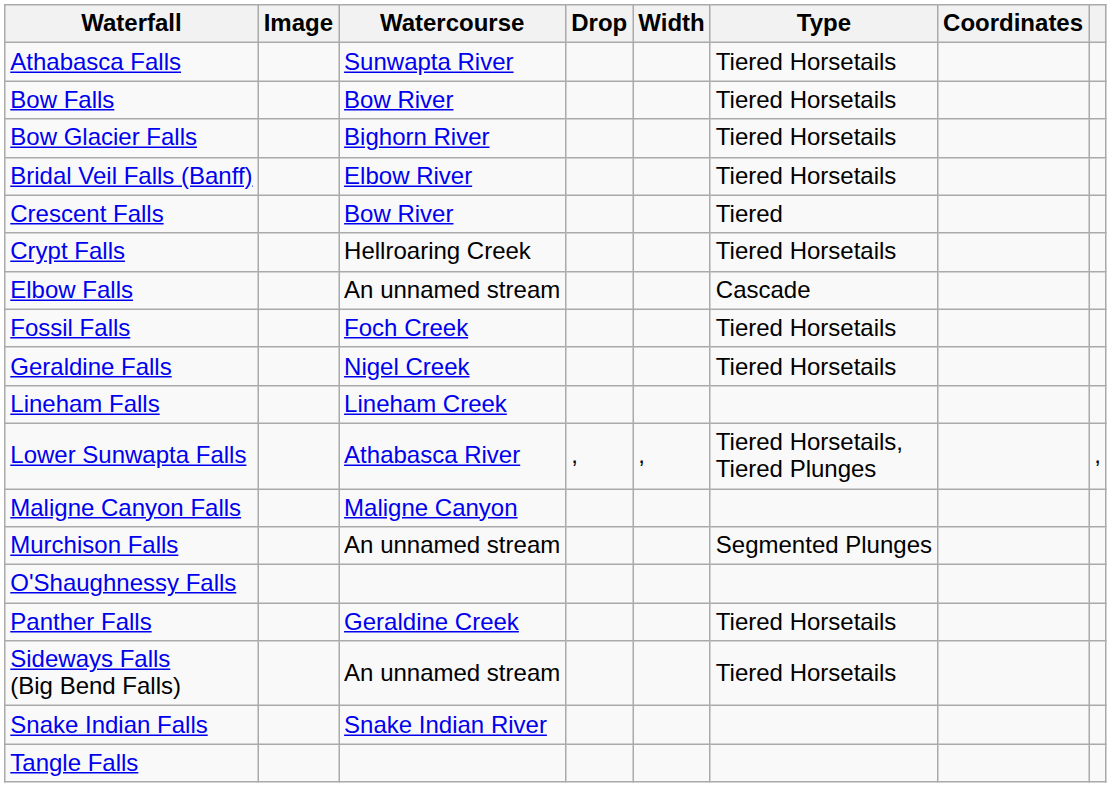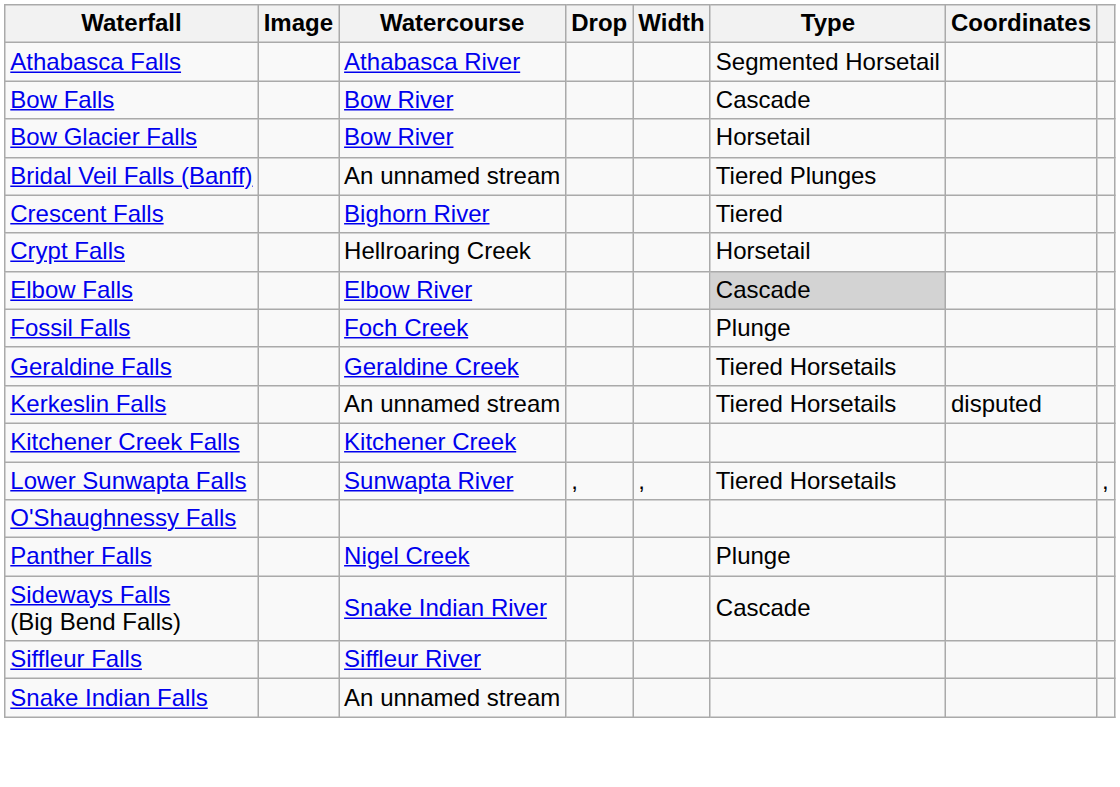(429, 61) Sunwapta River -> (432, 61) Athabasca River
(806, 61) Tiered Horsetails -> (828, 61) Segmented Horsetail
(806, 99) Tiered Horsetails -> (763, 99) Cascade
(417, 137) Bighorn River -> (399, 137) Bow River
(806, 137) Tiered Horsetails -> (763, 137) Horsetail
(408, 175) Elbow River -> (452, 175) An unnamed stream
(806, 175) Tiered Horsetails -> (796, 175) Tiered Plunges
(399, 213) Bow River -> (417, 213) Bighorn River
(806, 251) Tiered Horsetails -> (763, 251) Horsetail
(452, 289) An unnamed stream -> (408, 289) Elbow River
(763, 289) no background -> (763, 289) lightgrey background
(806, 328) Tiered Horsetails -> (753, 328) Plunge
(407, 366) Nigel Creek -> (431, 366) Geraldine Creek
+ row: (88, 404)
+ row: (125, 442)
- row: (85, 404)
(432, 455) Athabasca River -> (429, 480) Sunwapta River
(809, 455) Tiered Horsetails, Tiered Plunges -> (806, 480) Tiered Horsetails
- row: (126, 507)
- row: (94, 545)
(431, 621) Geraldine Creek -> (407, 556) Nigel Creek
(806, 621) Tiered Horsetails -> (753, 556) Plunge
(452, 673) An unnamed stream -> (445, 607) Snake Indian River
(806, 673) Tiered Horsetails -> (763, 607) Cascade
+ row: (76, 659)
(445, 724) Snake Indian River -> (452, 697) An unnamed stream
- row: (74, 762)
